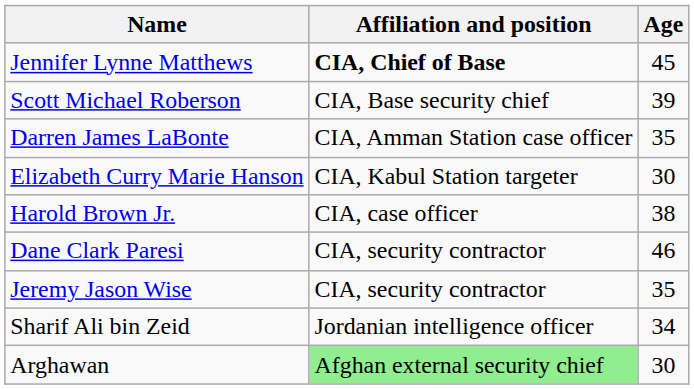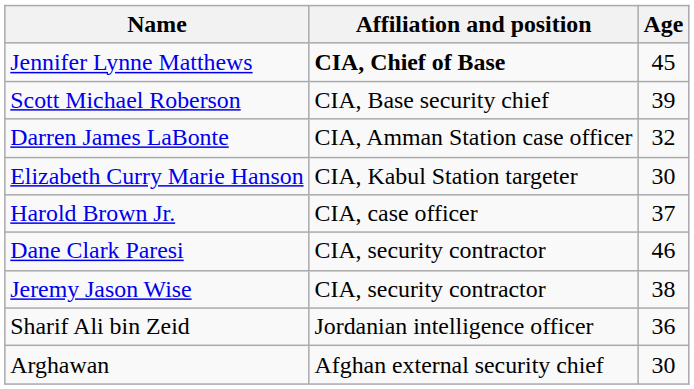(663, 137) 35 -> (663, 137) 32
(663, 213) 38 -> (663, 213) 37
(663, 288) 35 -> (663, 288) 38
(663, 326) 34 -> (663, 326) 36
(459, 364) lightgreen background -> (459, 364) no background
